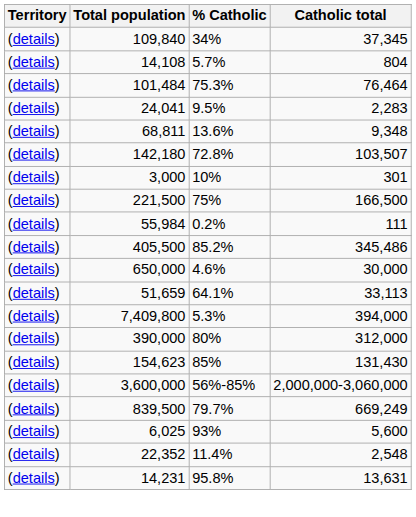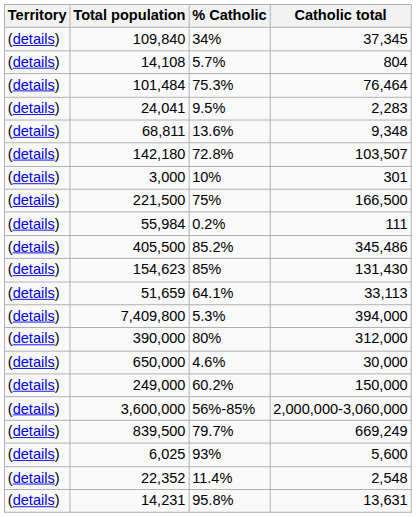rows swapped: (159, 362) <-> (159, 270)
+ row: (159, 385)
